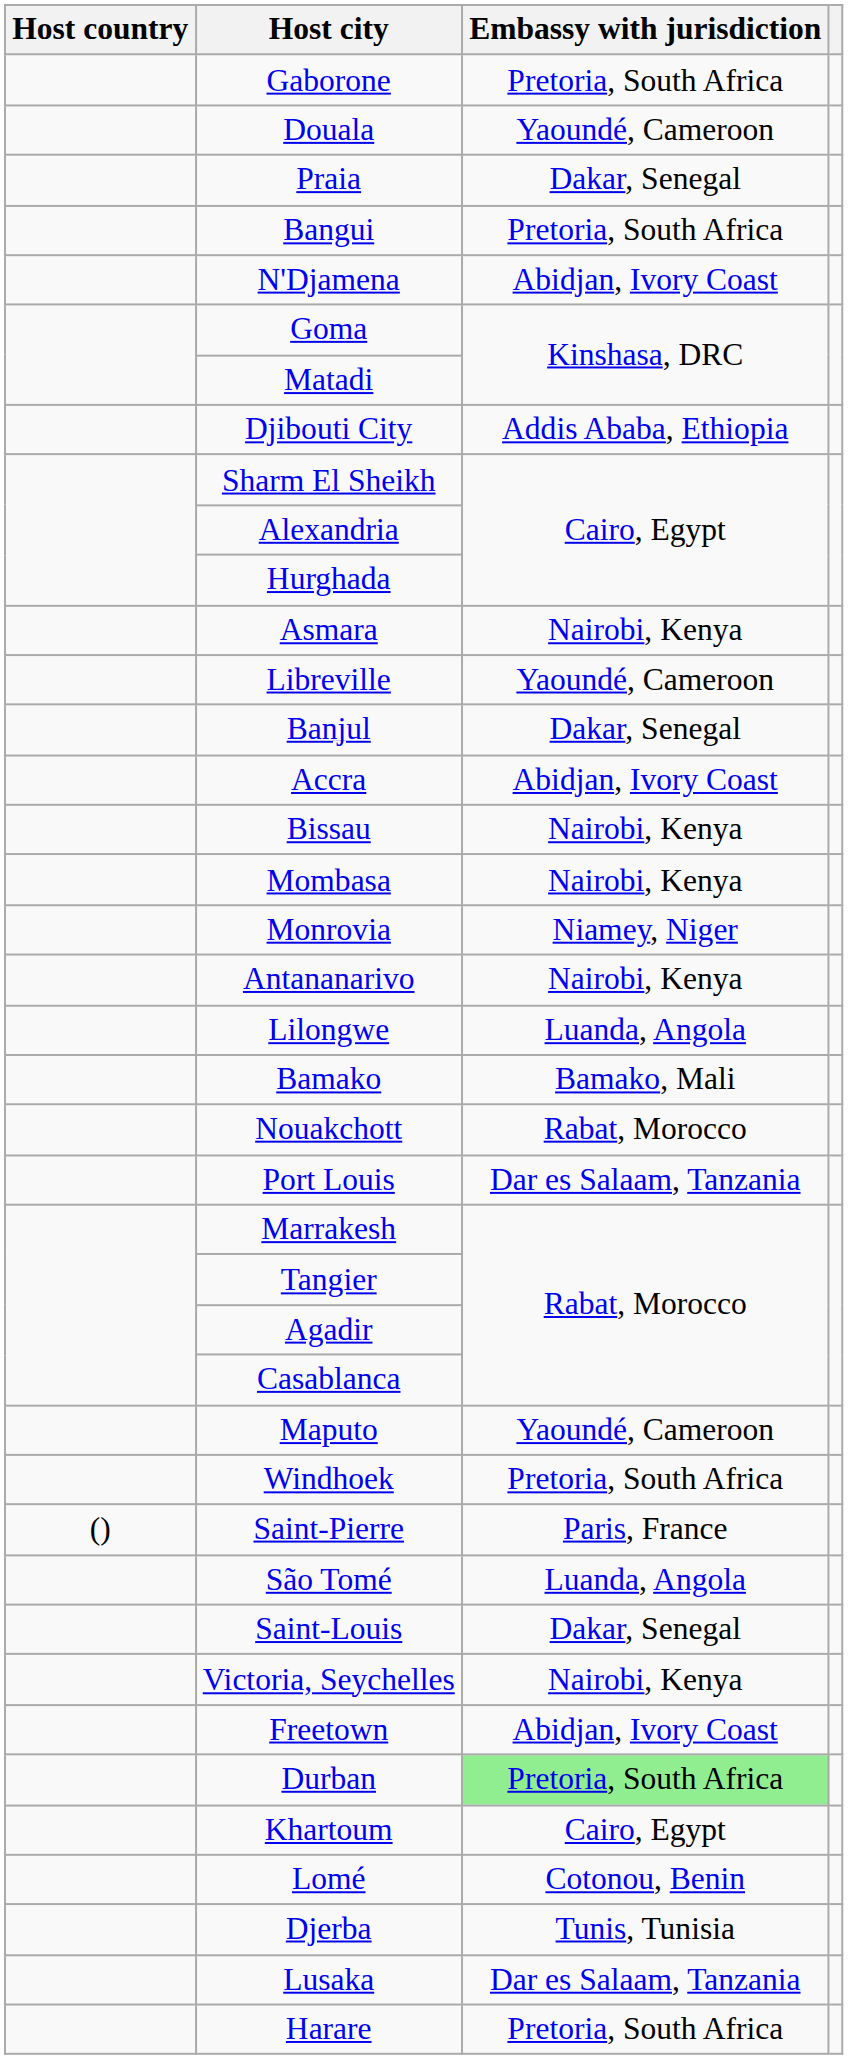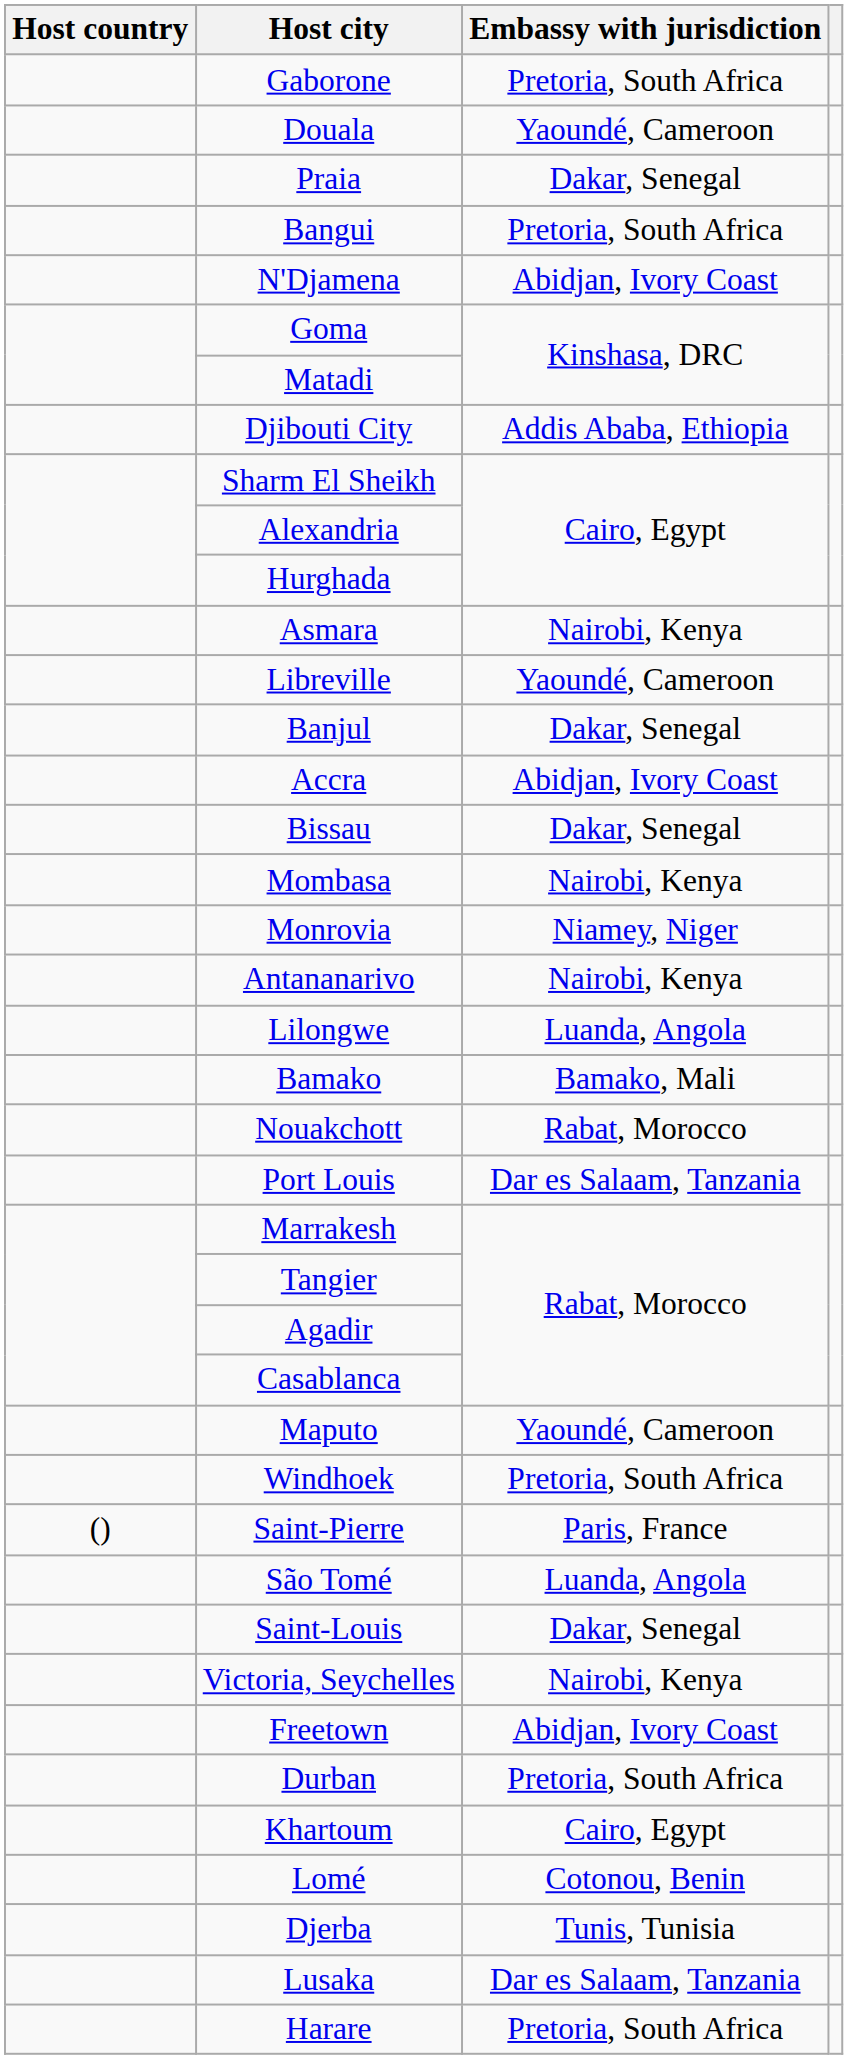(645, 829) Nairobi, Kenya -> (645, 829) Dakar, Senegal
(645, 1779) lightgreen background -> (645, 1779) no background
